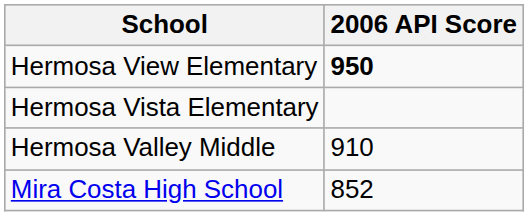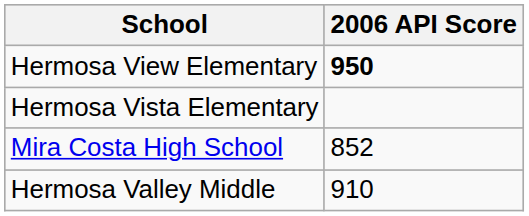rows swapped: (143, 148) <-> (147, 189)
